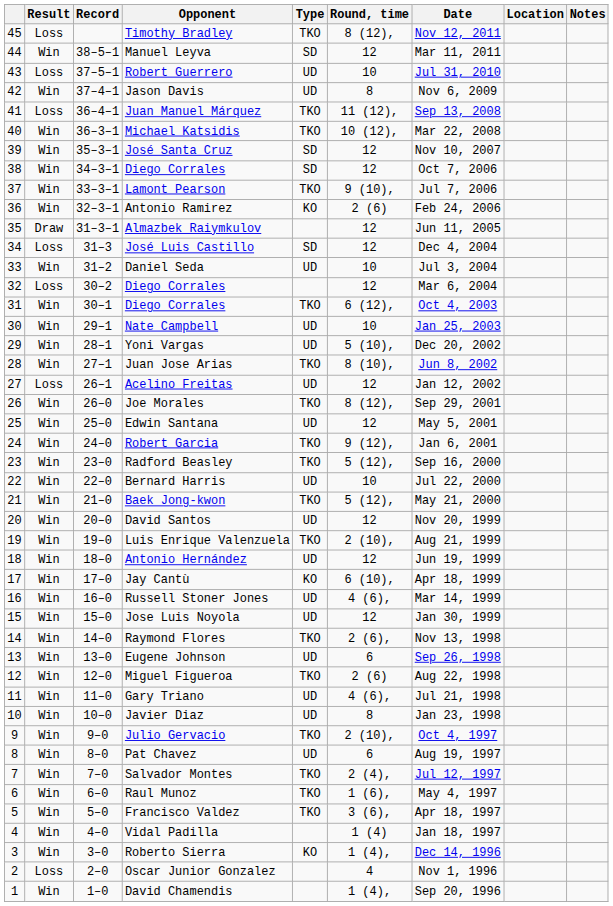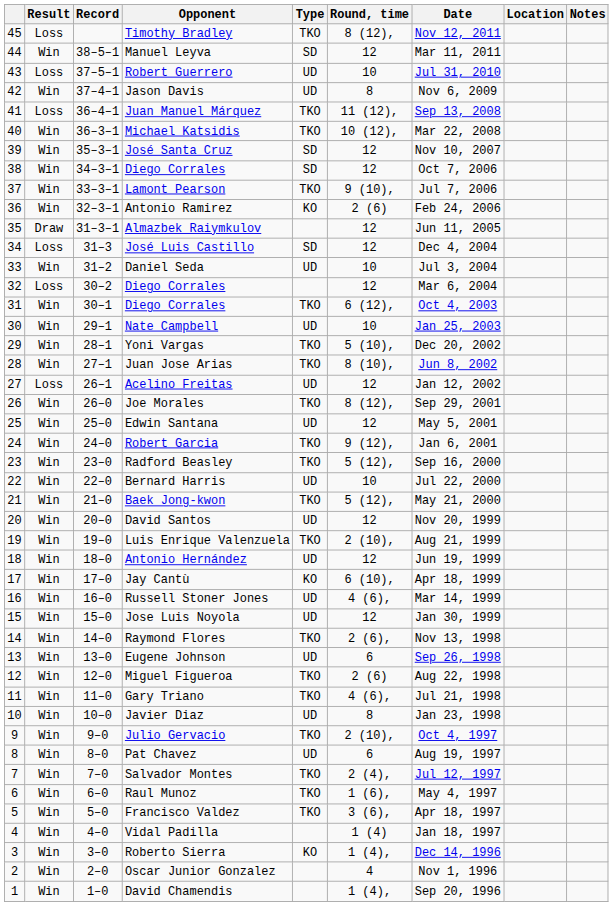(310, 346) UD -> (310, 346) TKO
(310, 696) UD -> (310, 696) TKO
(49, 872) Loss -> (49, 872) Win
